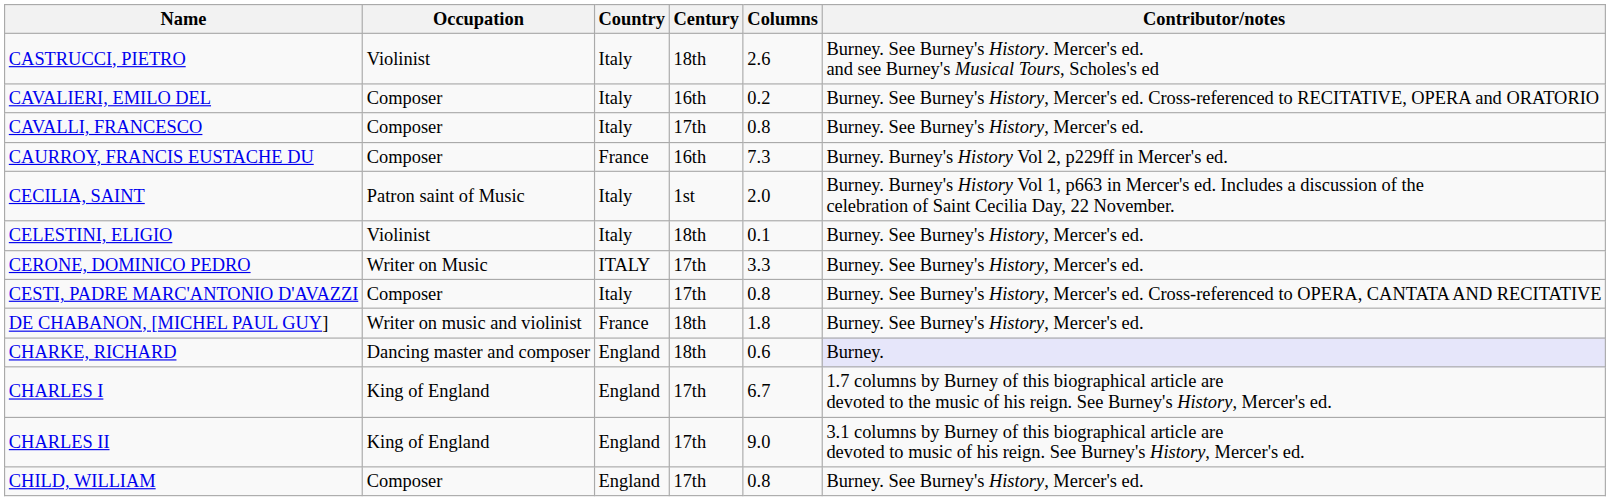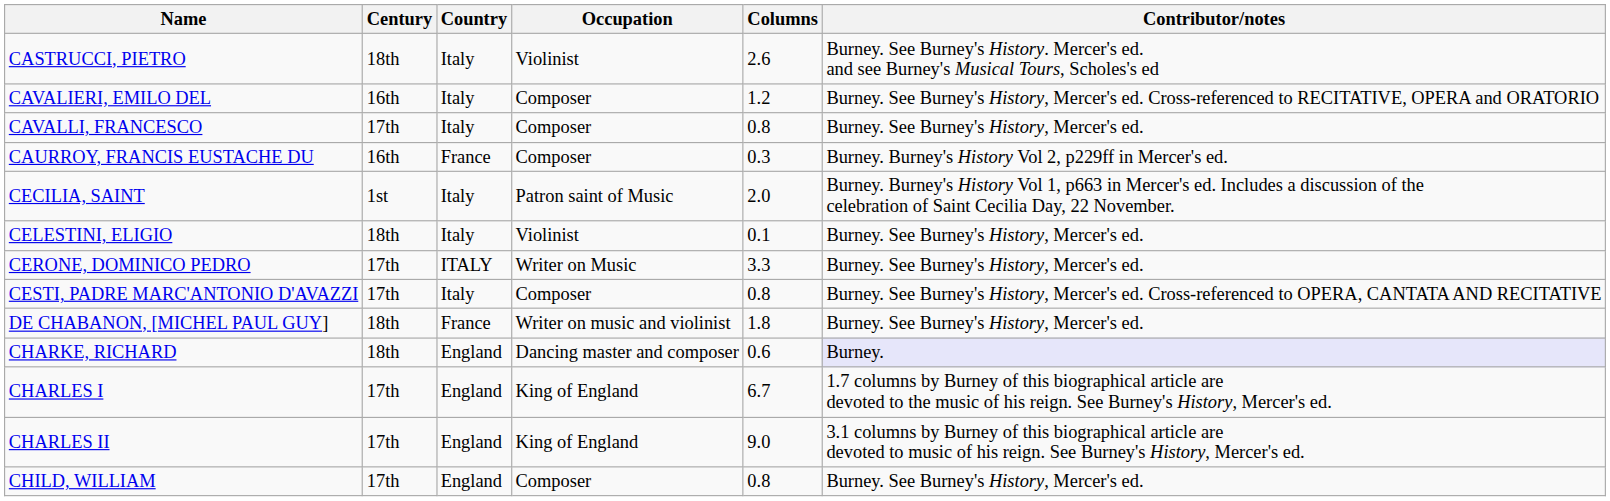columns swapped: (706, 19) <-> (478, 19)
(759, 98) 0.2 -> (759, 98) 1.2
(759, 156) 7.3 -> (759, 156) 0.3
